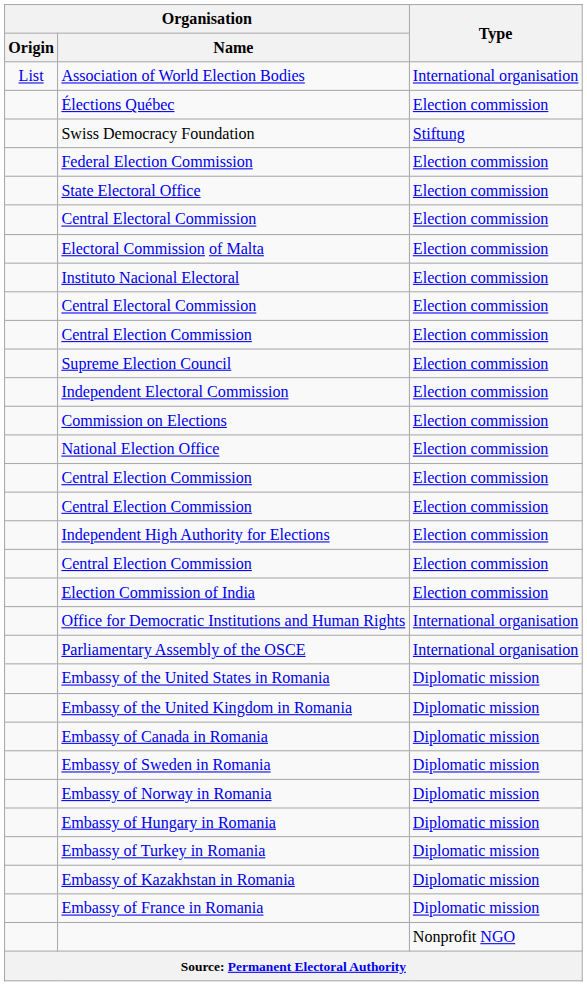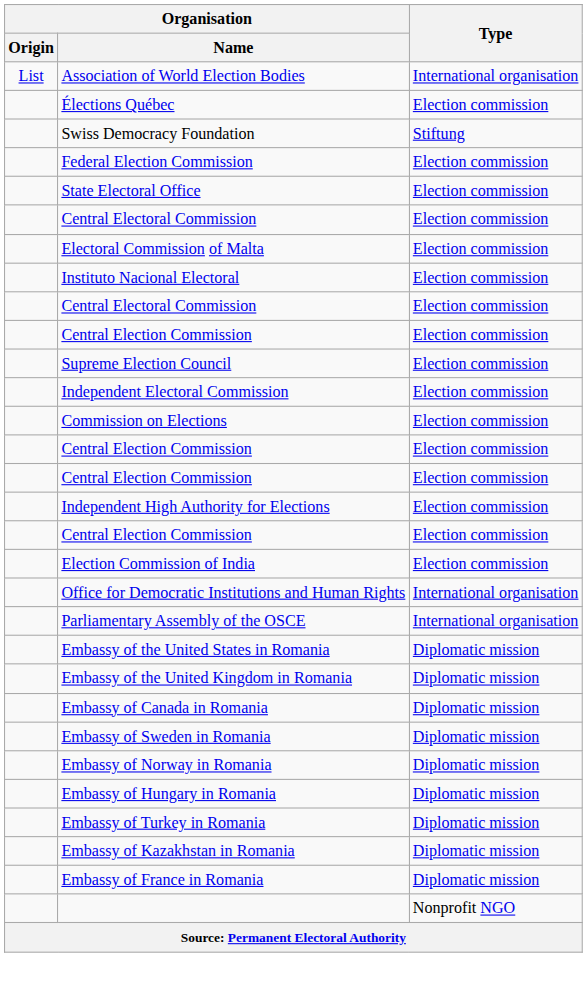- row: (140, 449)
